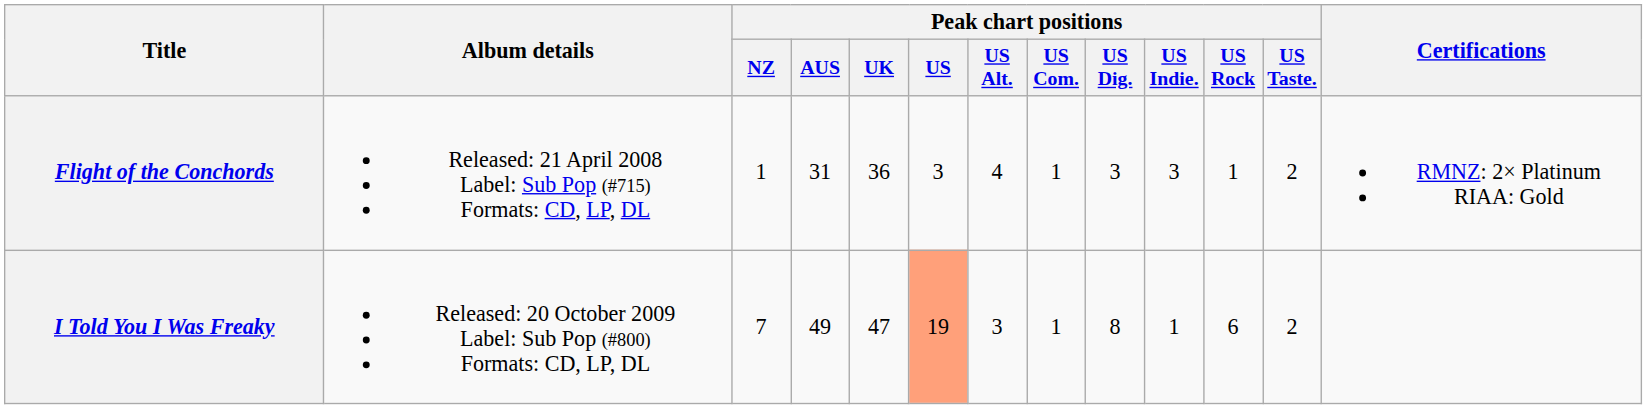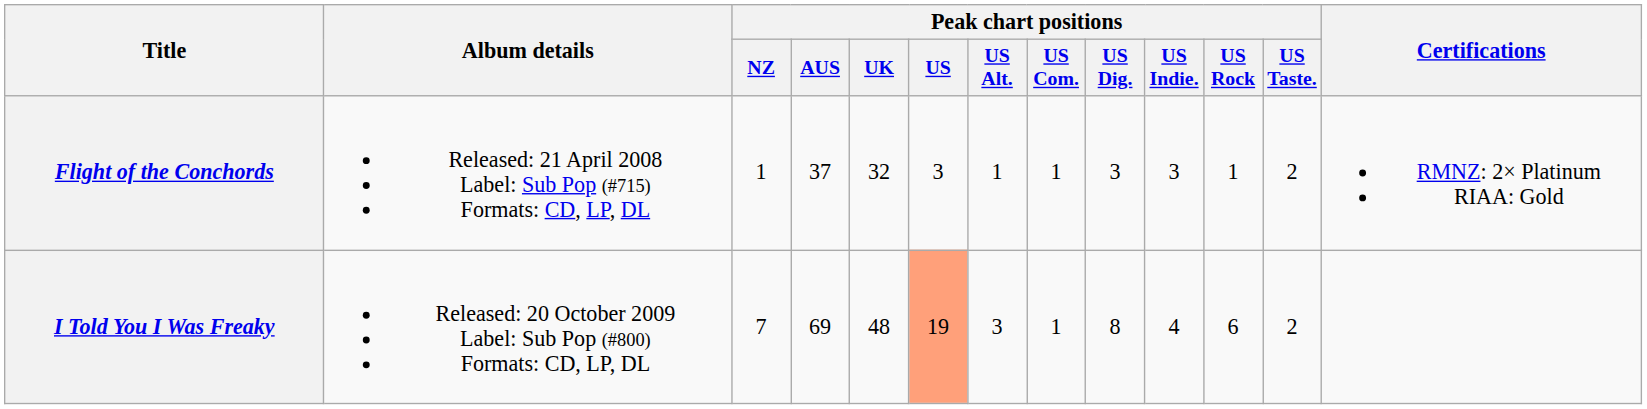(820, 172) 31 -> (820, 172) 37
(879, 172) 36 -> (879, 172) 32
(997, 172) 4 -> (997, 172) 1
(820, 326) 49 -> (820, 326) 69
(879, 326) 47 -> (879, 326) 48
(1174, 326) 1 -> (1174, 326) 4
